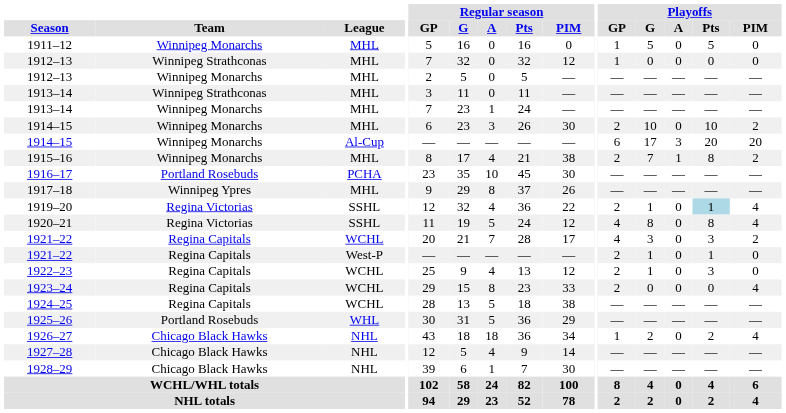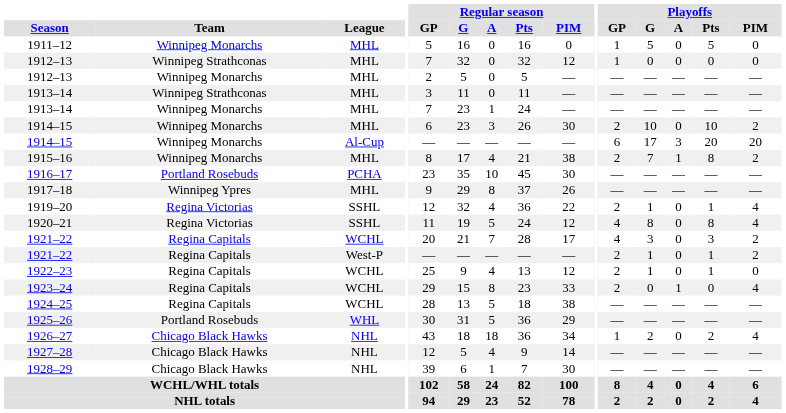(711, 206) lightblue background -> (711, 206) no background
(755, 255) 0 -> (755, 255) 2
(711, 271) 3 -> (711, 271) 1
(678, 287) 0 -> (678, 287) 1
